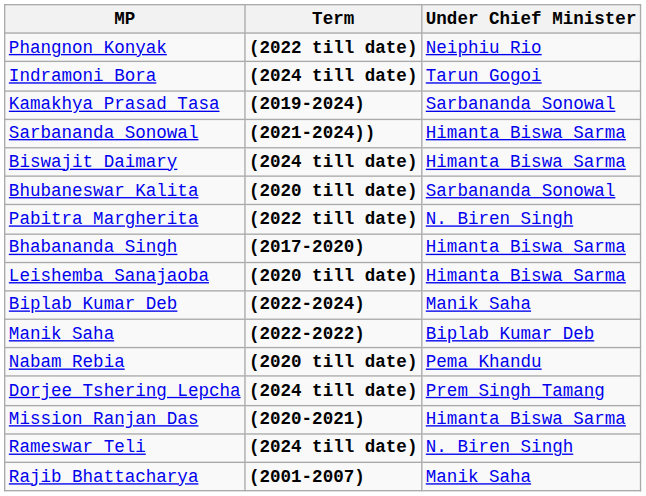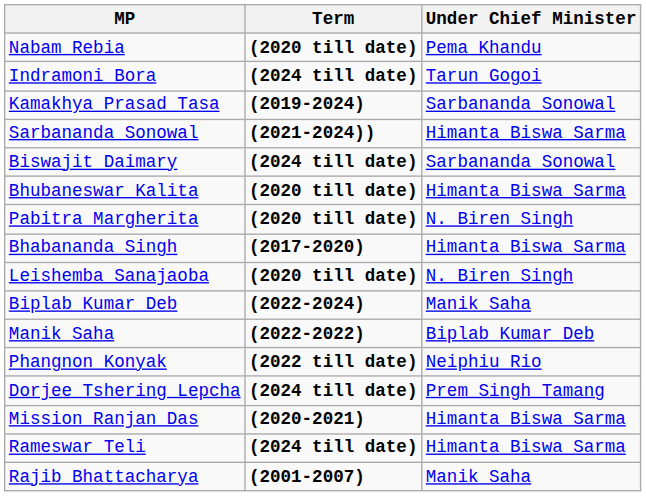rows swapped: (67, 362) <-> (88, 48)
(526, 162) Himanta Biswa Sarma -> (521, 162) Sarbananda Sonowal
(521, 191) Sarbananda Sonowal -> (526, 191) Himanta Biswa Sarma
(333, 219) (2022 till date) -> (333, 219) (2020 till date)
(526, 276) Himanta Biswa Sarma -> (500, 276) N. Biren Singh
(500, 448) N. Biren Singh -> (526, 448) Himanta Biswa Sarma
